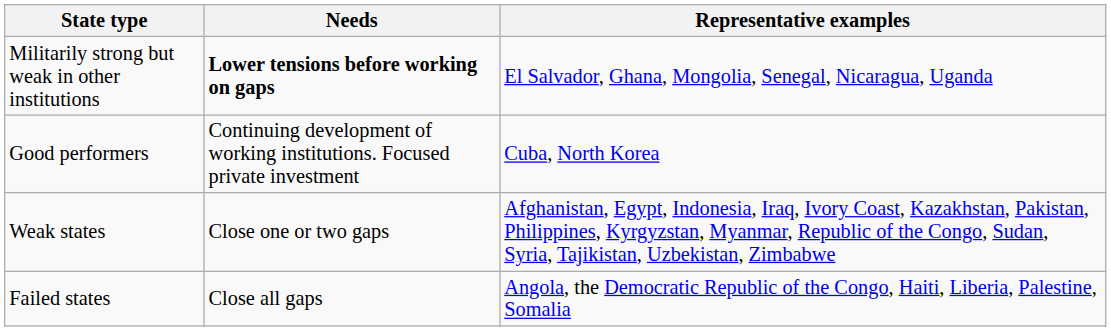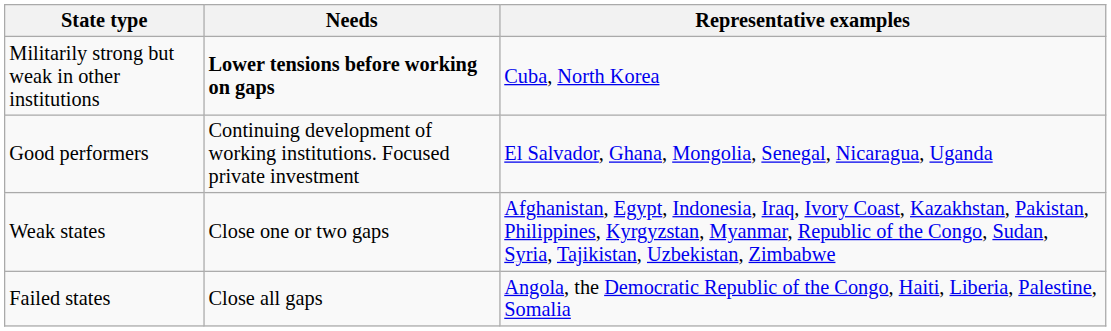(748, 75) El Salvador, Ghana, Mongolia, Senegal, Nicaragua, Uganda -> (582, 75) Cuba, North Korea
(582, 153) Cuba, North Korea -> (748, 153) El Salvador, Ghana, Mongolia, Senegal, Nicaragua, Uganda
